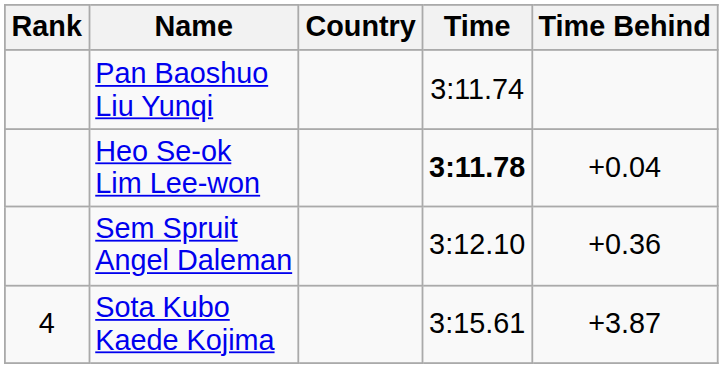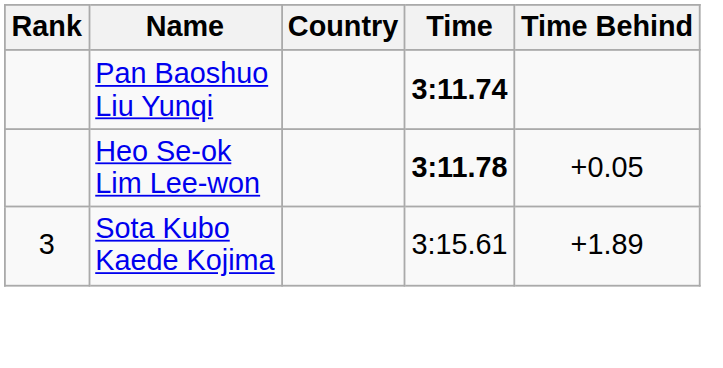(477, 89) normal -> (460, 89) bold
(625, 167) +0.04 -> (607, 167) +0.05
- row: (194, 245)
(47, 323) 4 -> (47, 245) 3
(625, 323) +3.87 -> (607, 245) +1.89
